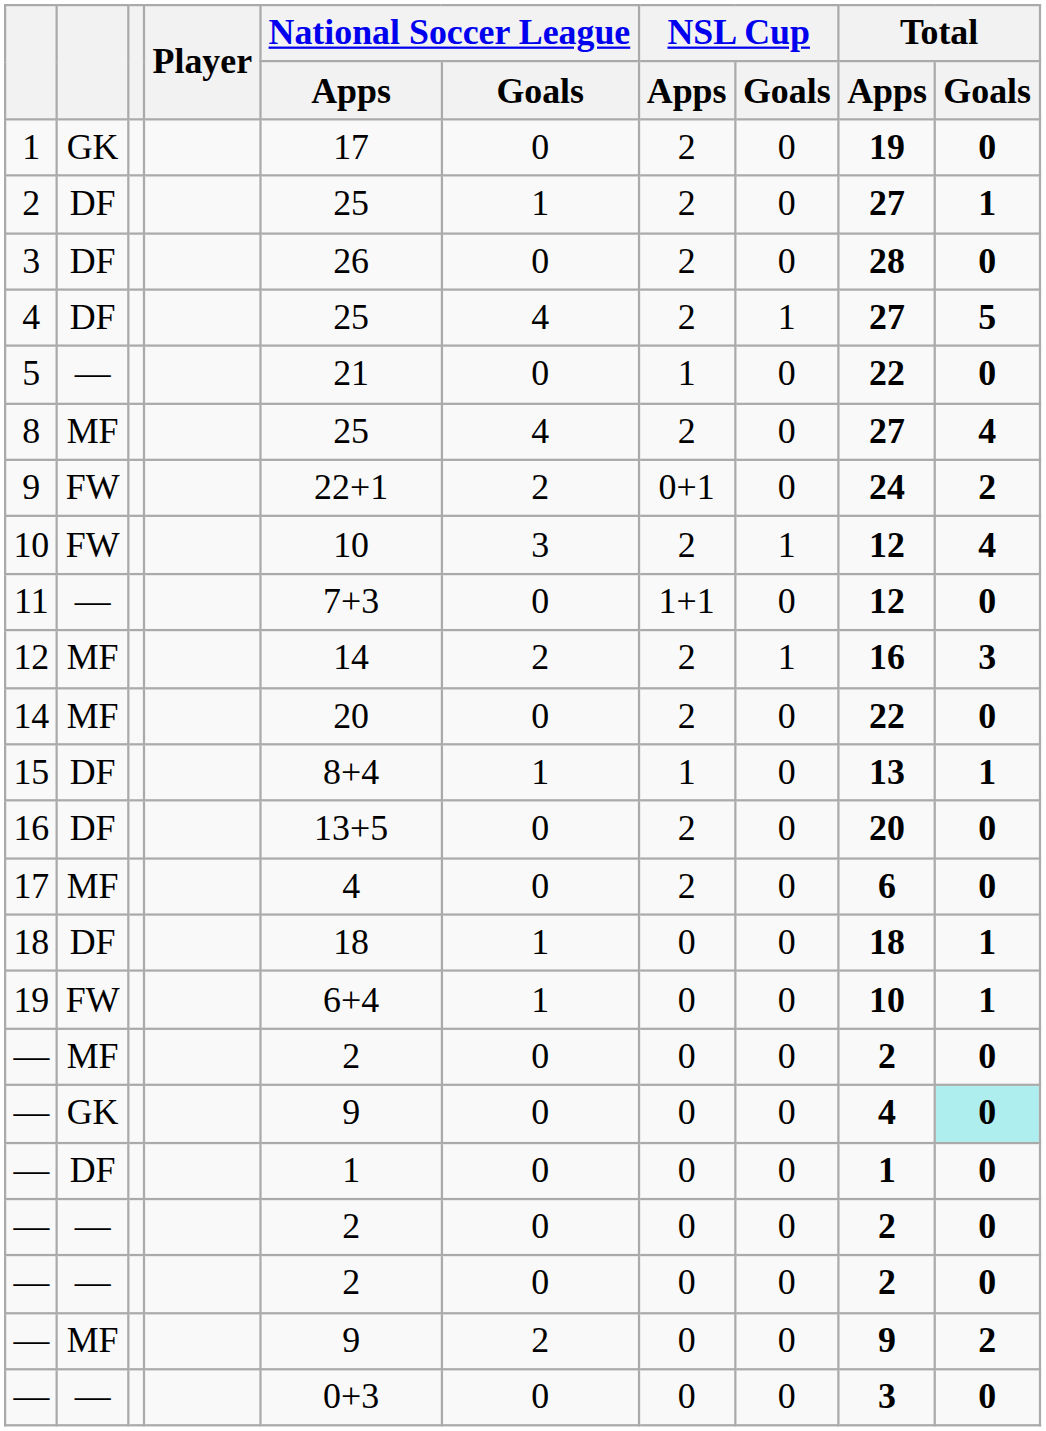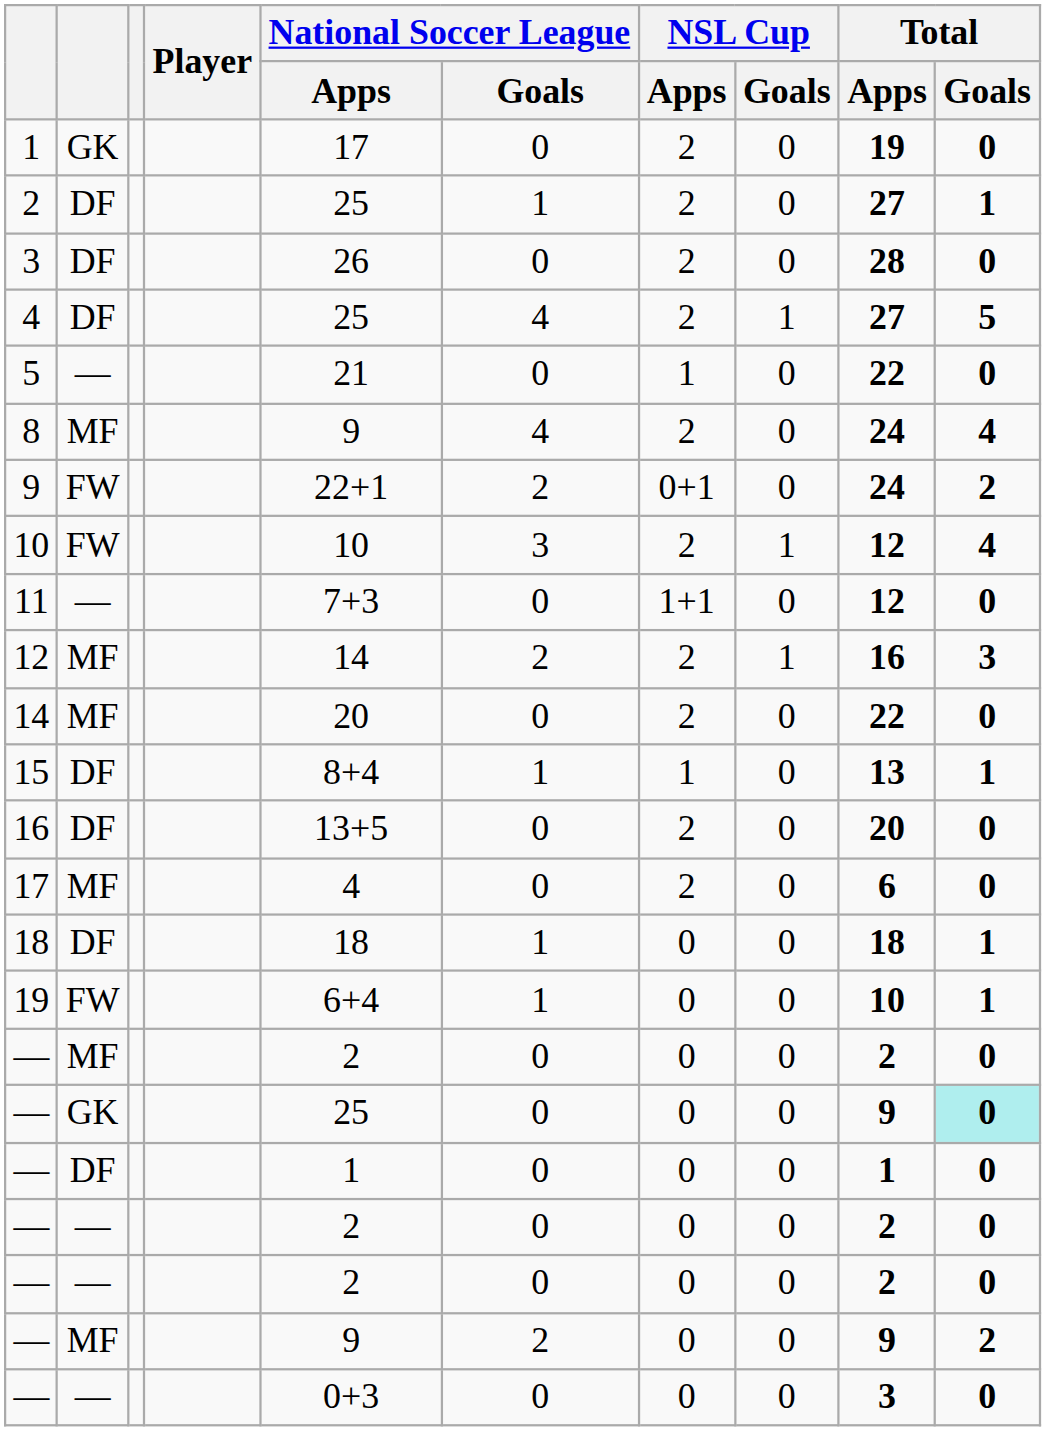(351, 430) 25 -> (351, 430) 9
(887, 430) 27 -> (887, 430) 24
(351, 1112) 9 -> (351, 1112) 25
(887, 1112) 4 -> (887, 1112) 9
